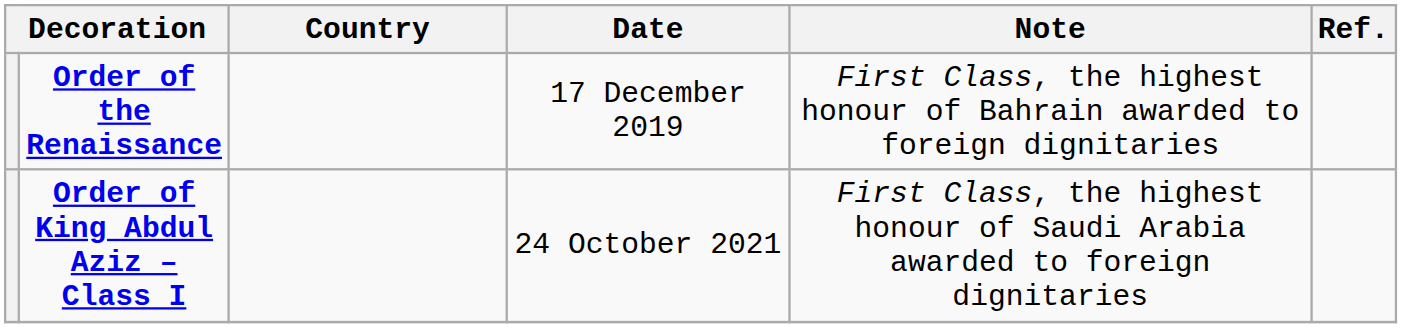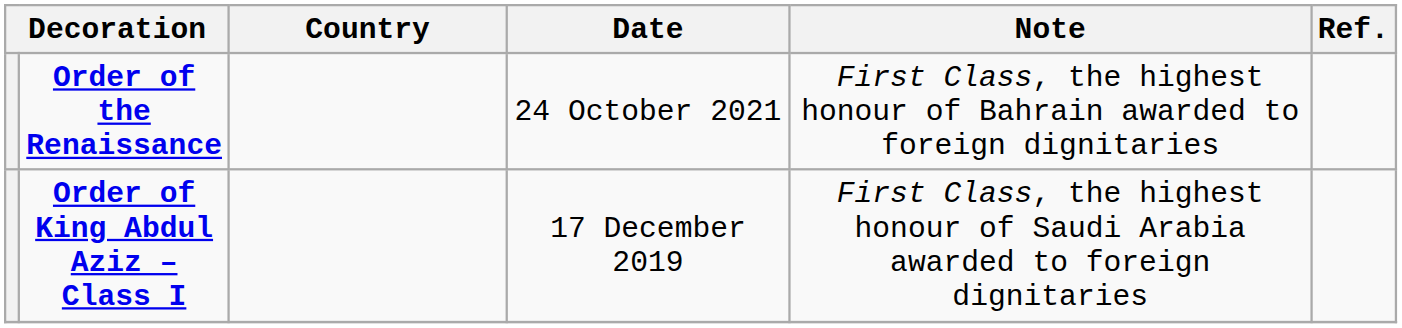(648, 112) 17 December 2019 -> (648, 112) 24 October 2021
(648, 246) 24 October 2021 -> (648, 246) 17 December 2019
